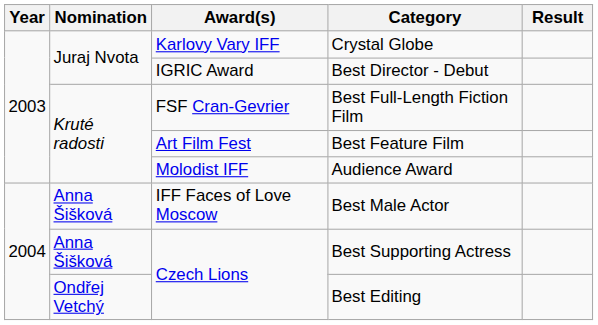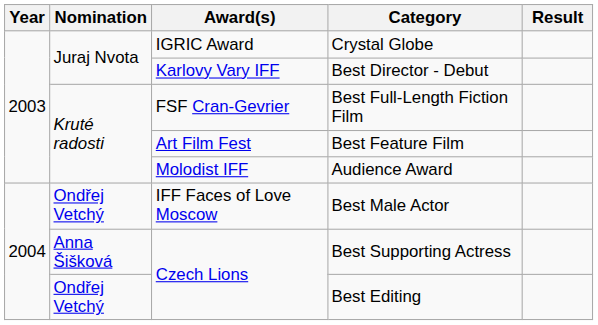(218, 44) Karlovy Vary IFF -> (205, 44) IGRIC Award
(205, 71) IGRIC Award -> (218, 71) Karlovy Vary IFF
(83, 206) Anna Šišková -> (79, 206) Ondřej Vetchý
